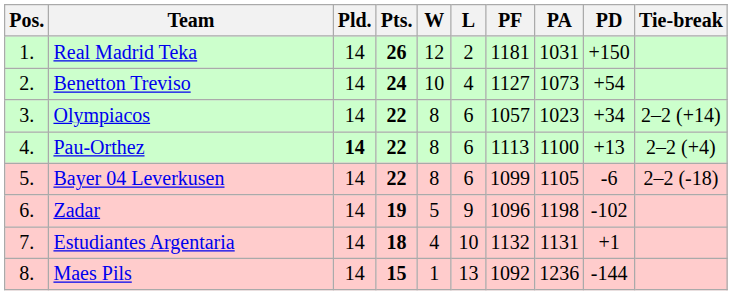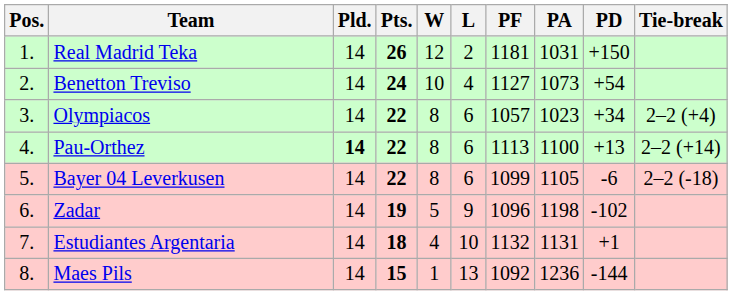(681, 115) 2–2 (+14) -> (681, 115) 2–2 (+4)
(681, 147) 2–2 (+4) -> (681, 147) 2–2 (+14)
